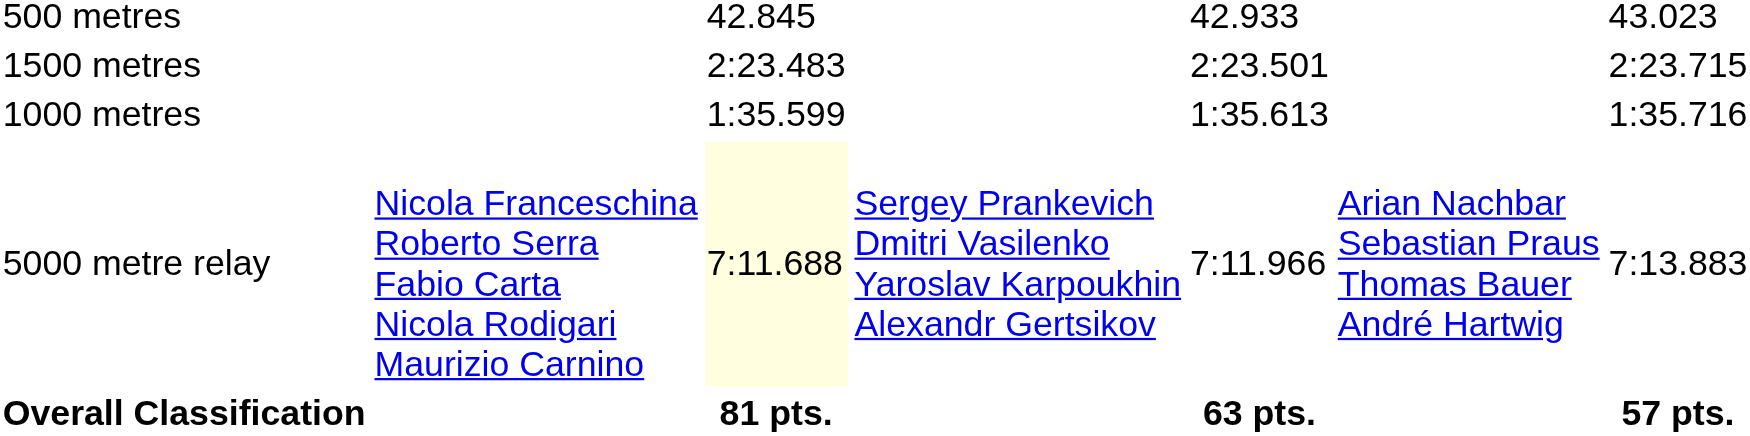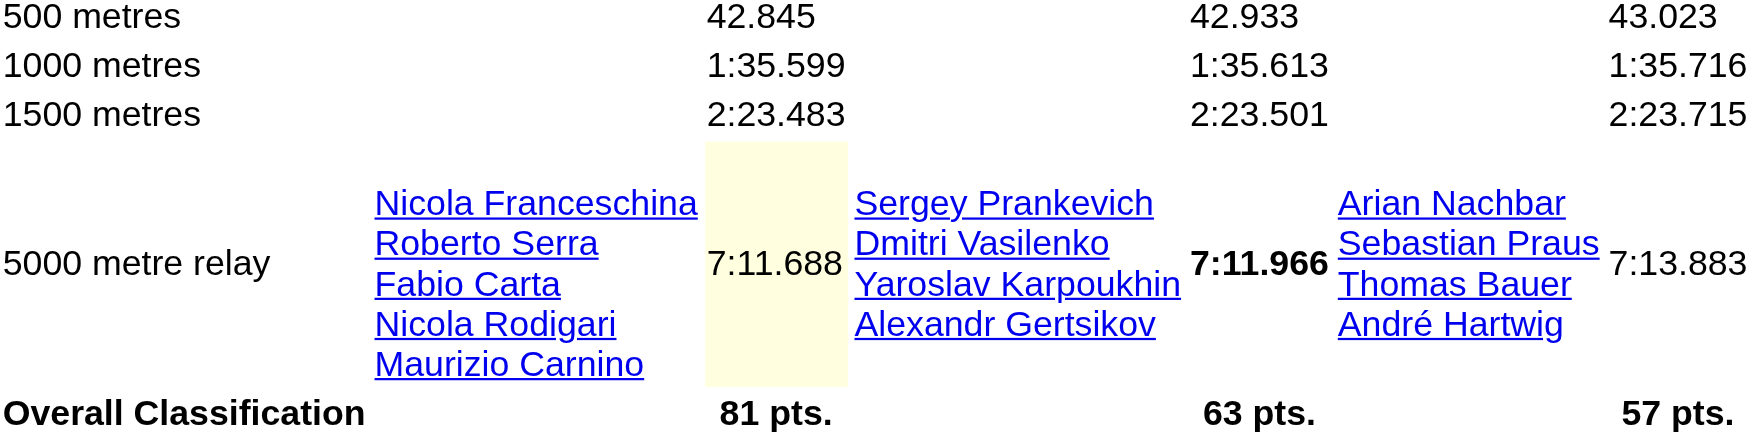rows swapped: (102, 114) <-> (102, 65)
(1258, 263) normal -> (1259, 263) bold
